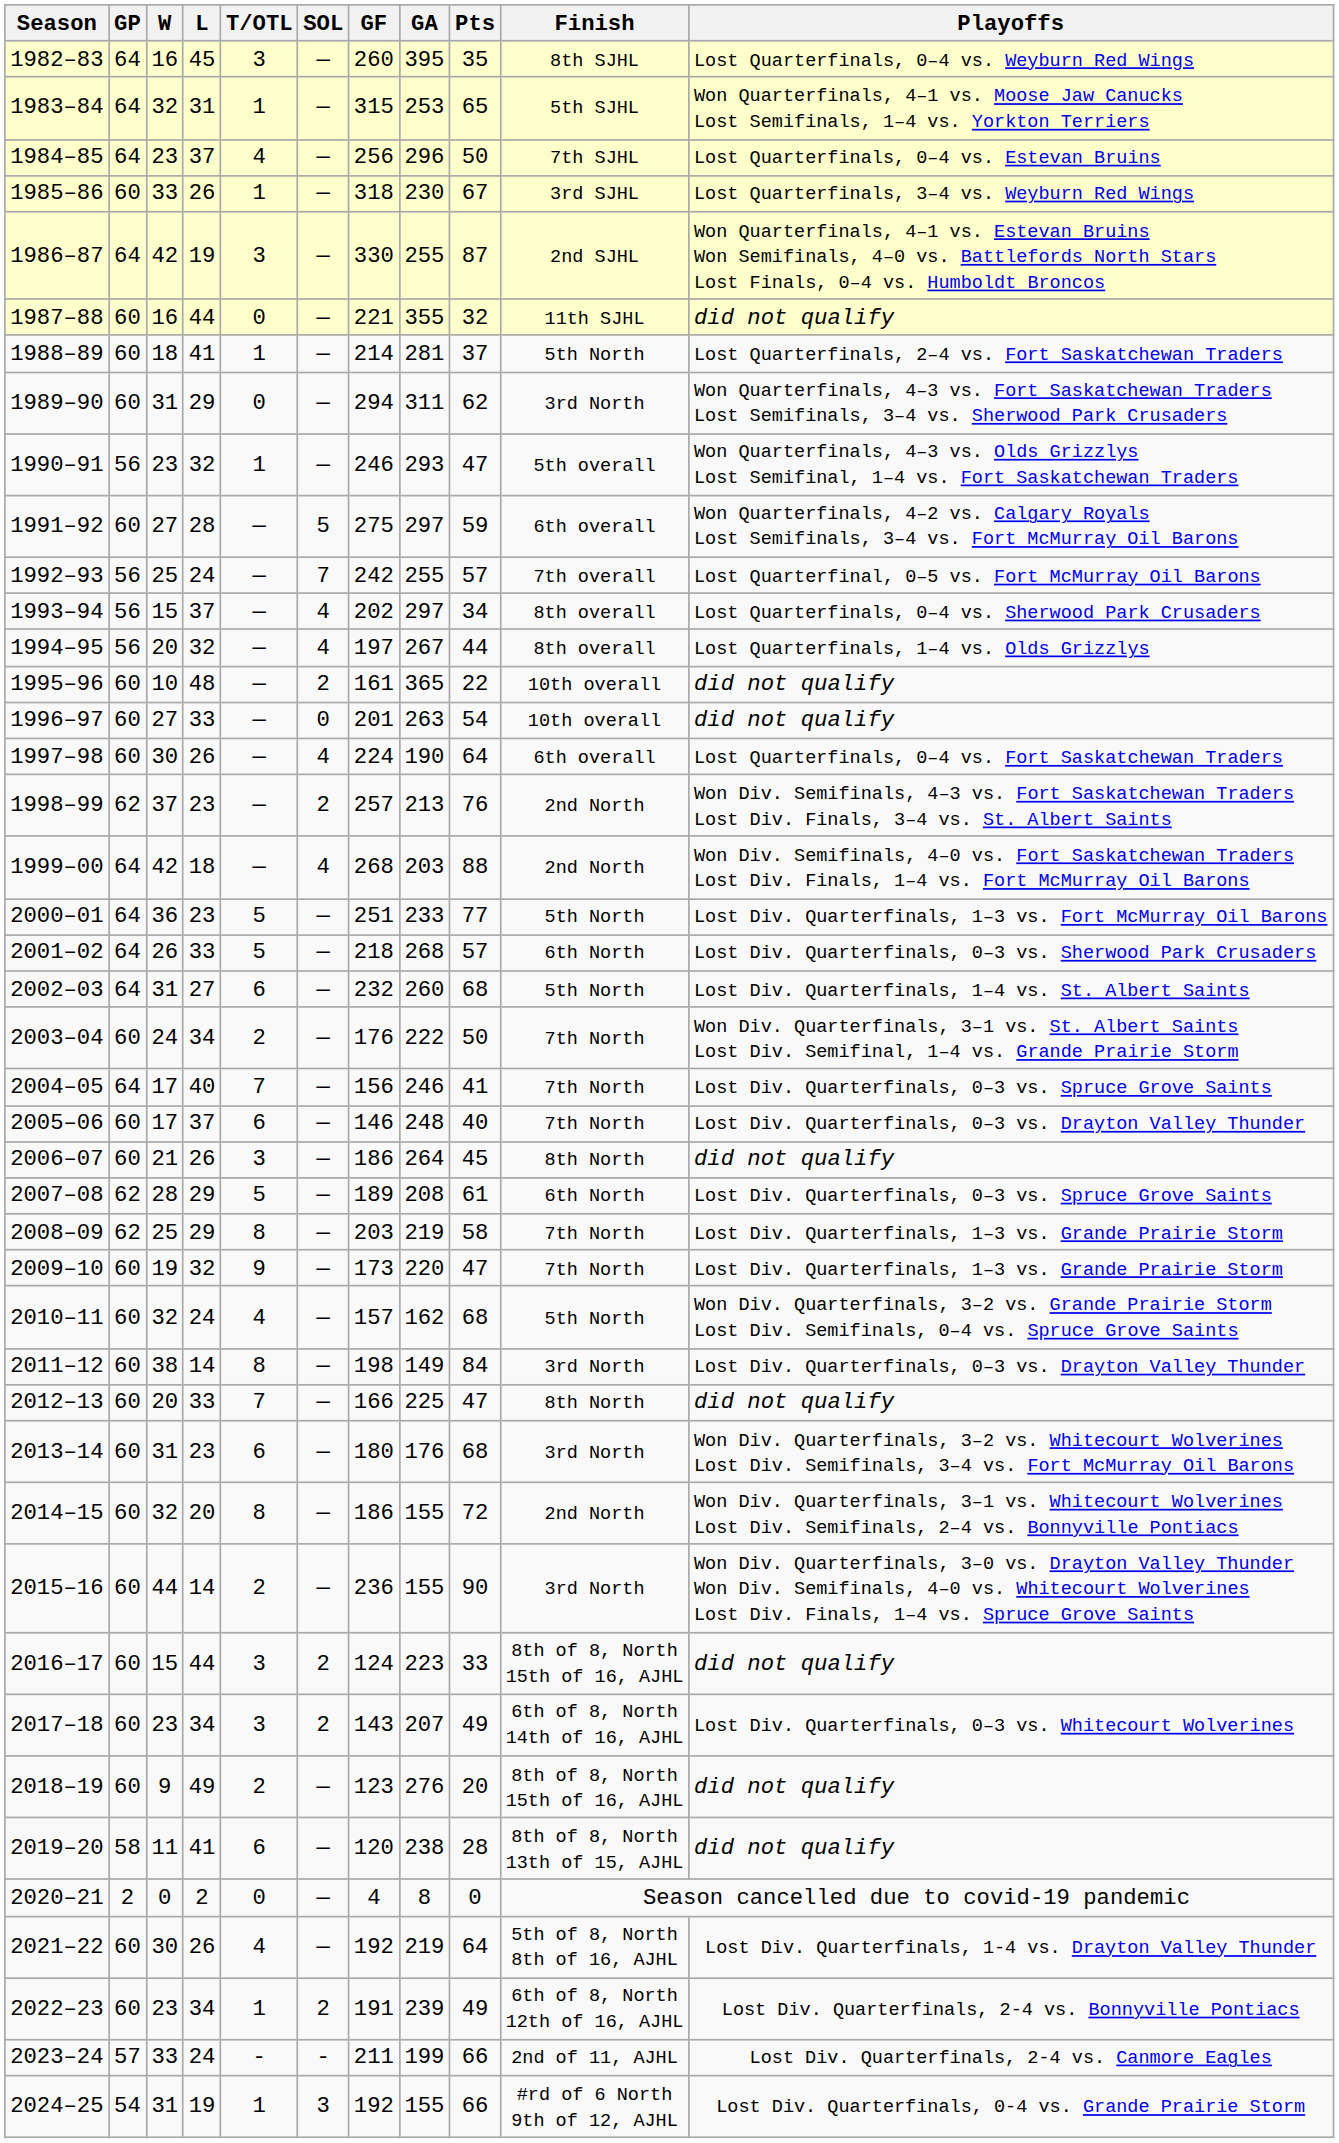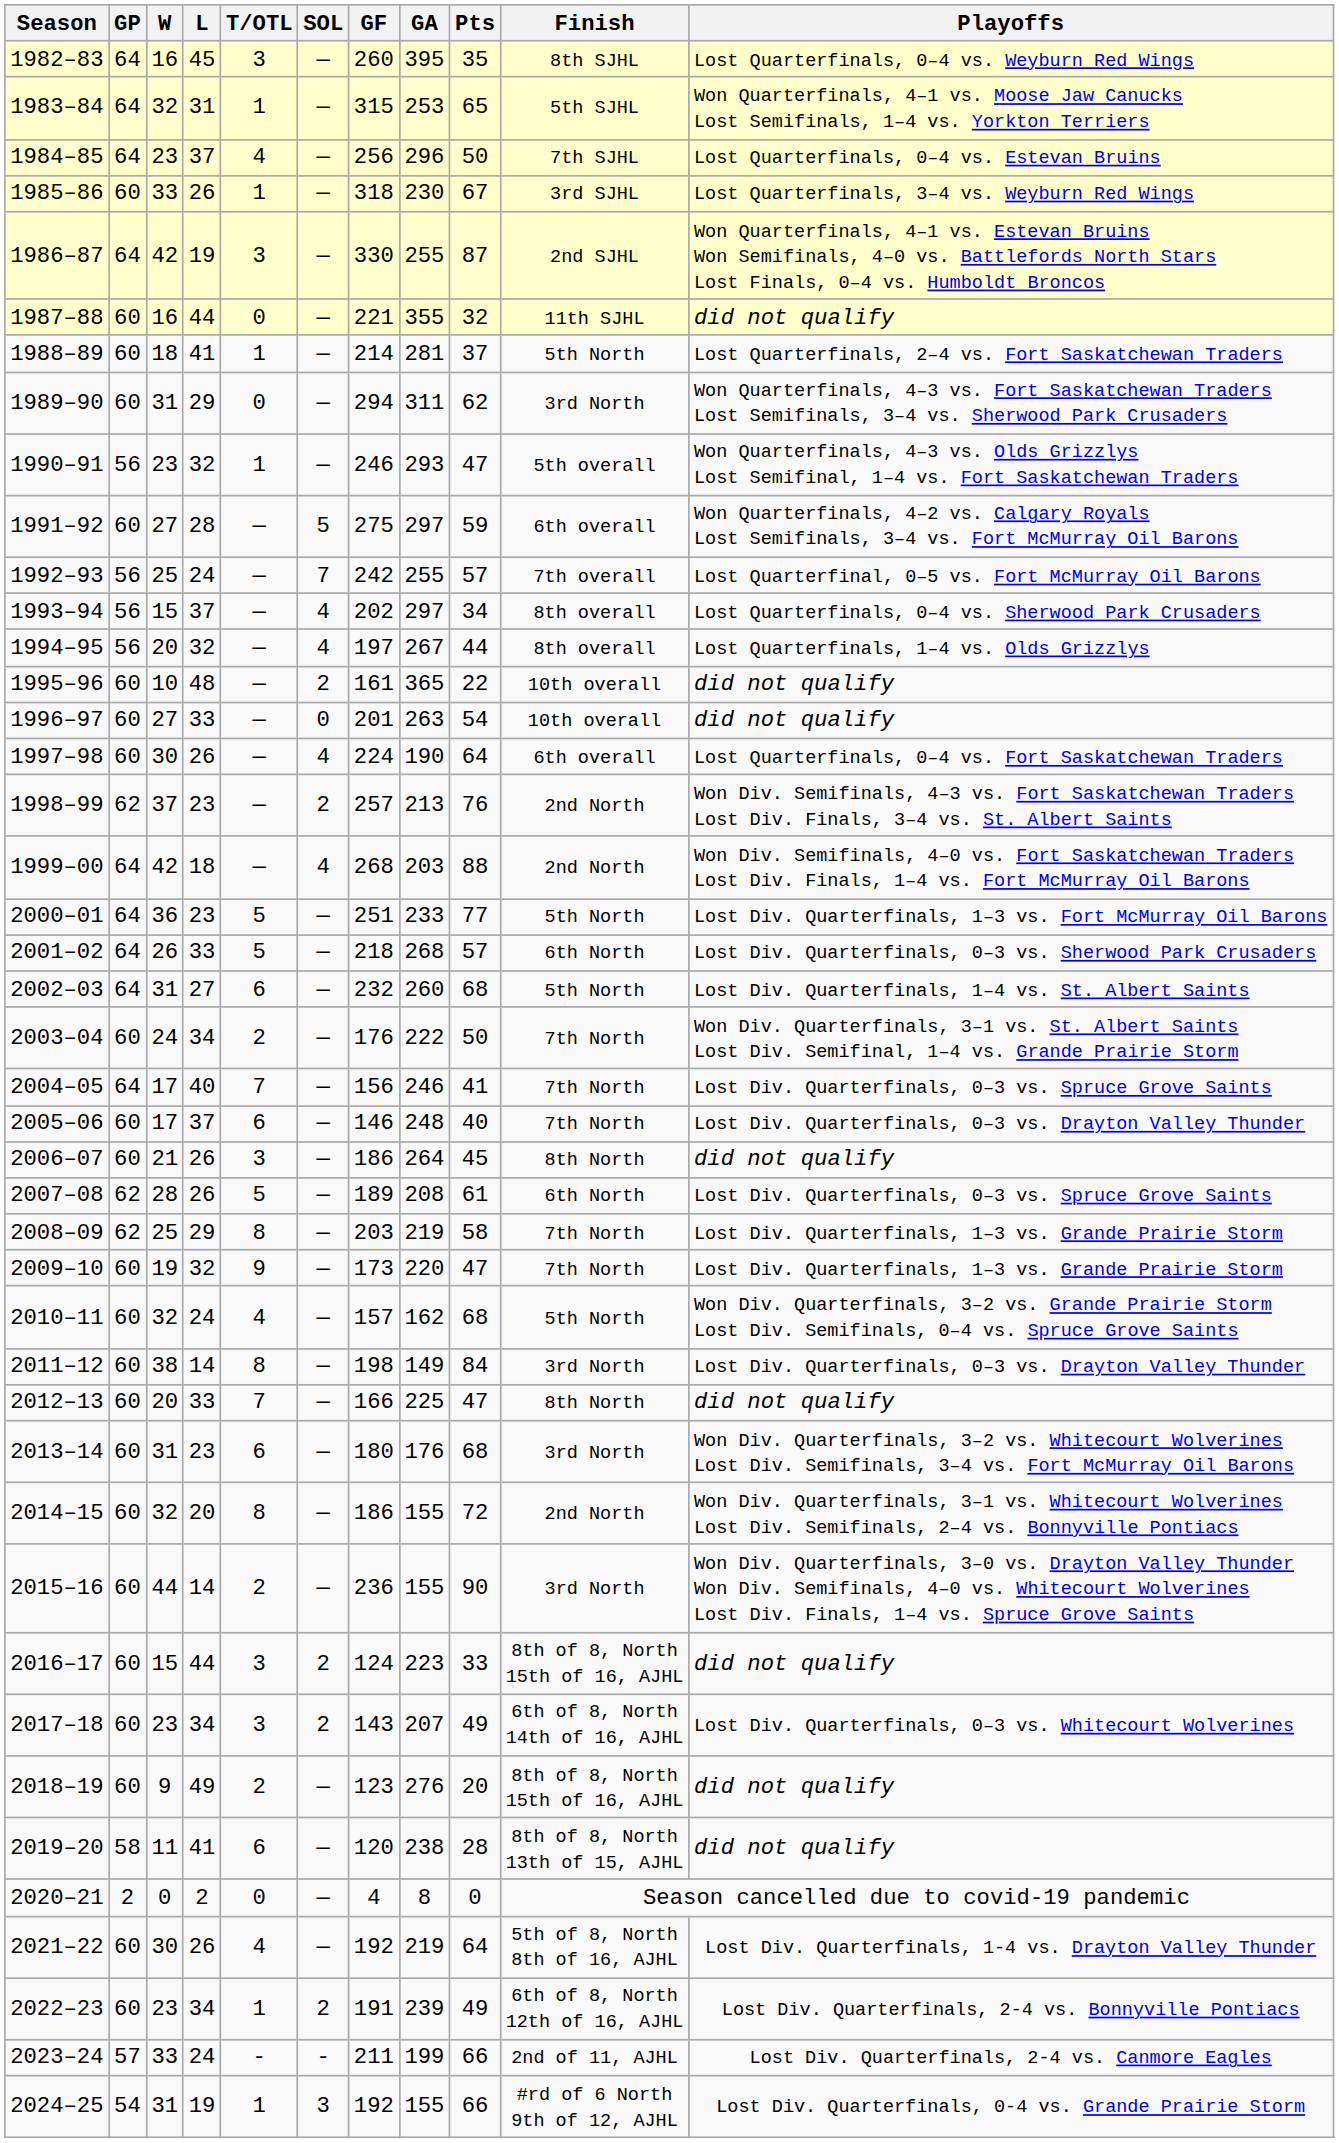(202, 1196) 29 -> (202, 1196) 26
